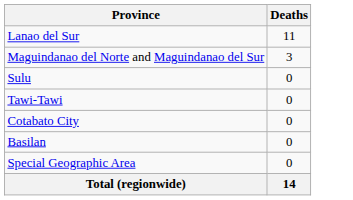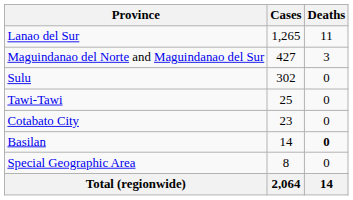+ column: (286, 15)
(289, 142) normal -> (326, 142) bold
